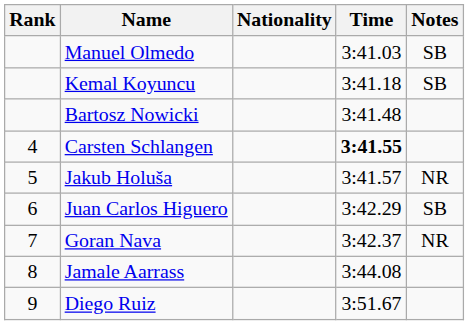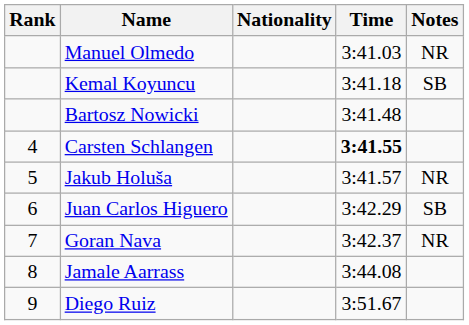(435, 51) SB -> (435, 51) NR
